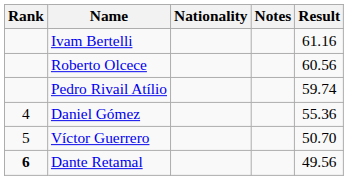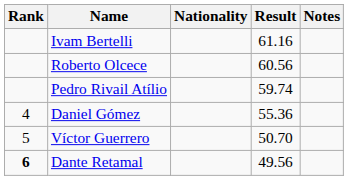columns swapped: (319, 16) <-> (273, 16)
